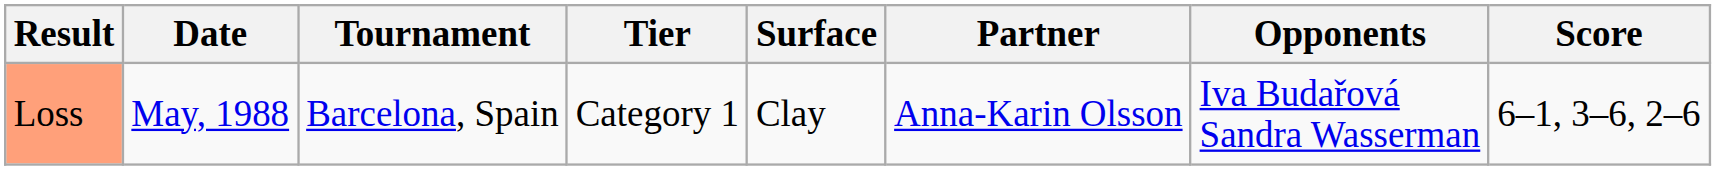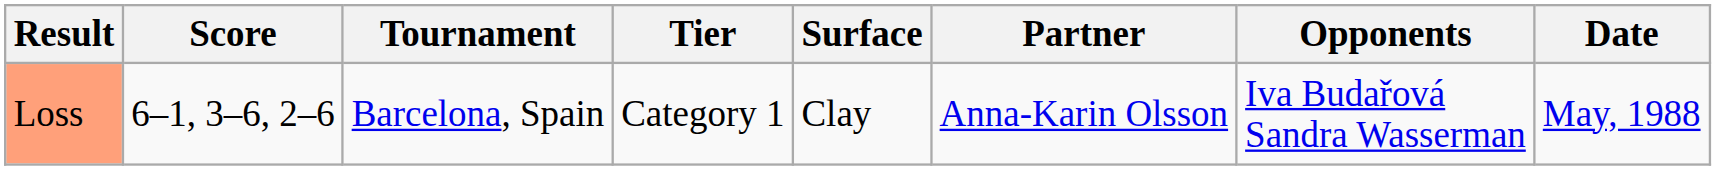columns swapped: (210, 33) <-> (1599, 33)
